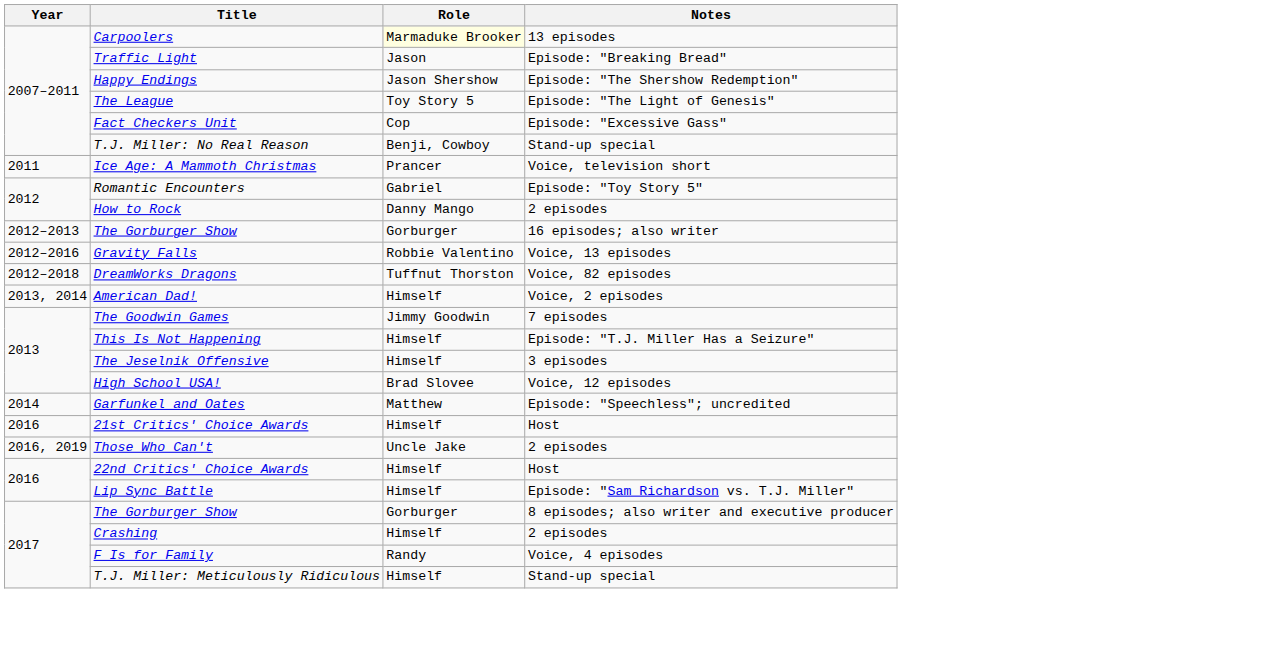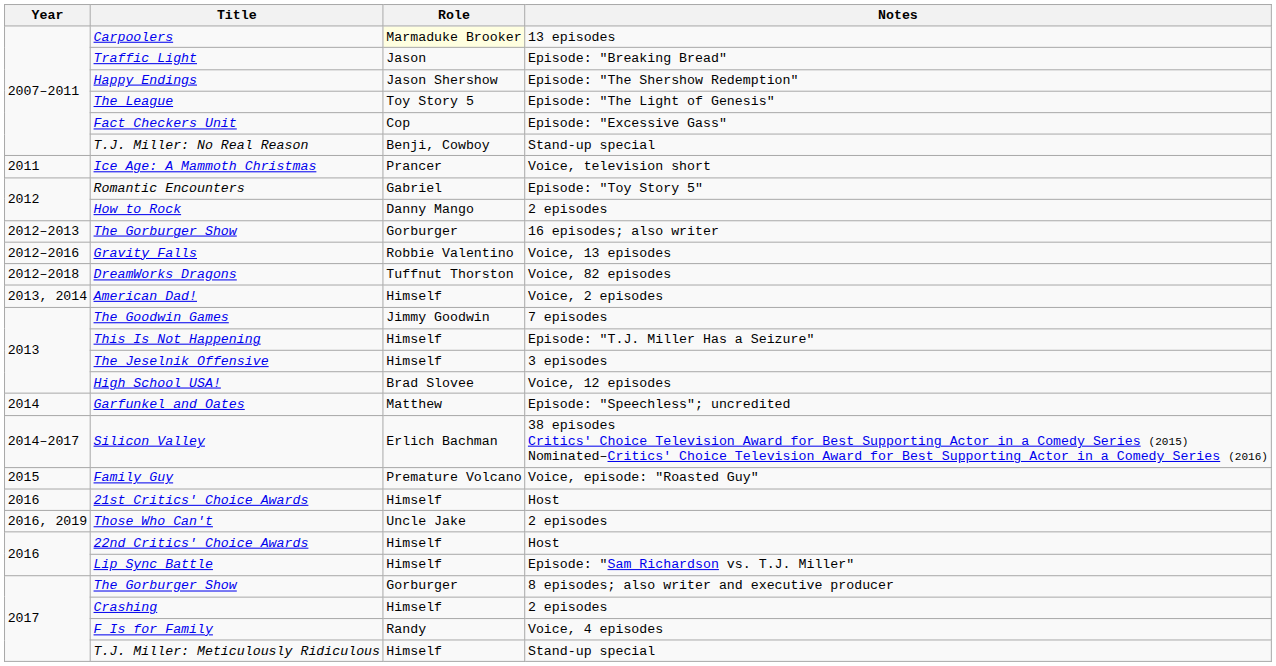+ row: (149, 441)
+ row: (133, 478)
